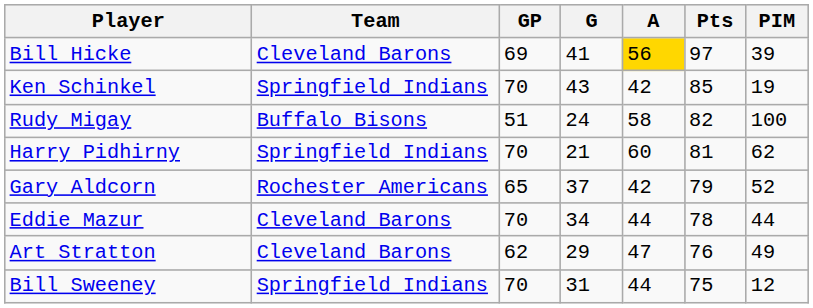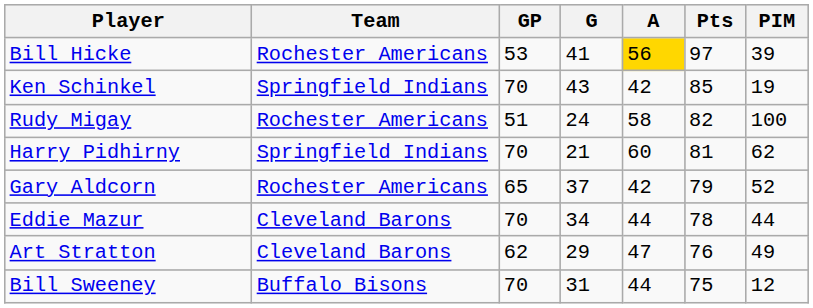(354, 54) Cleveland Barons -> (372, 54) Rochester Americans
(516, 54) 69 -> (516, 54) 53
(342, 120) Buffalo Bisons -> (372, 120) Rochester Americans
(372, 286) Springfield Indians -> (342, 286) Buffalo Bisons
